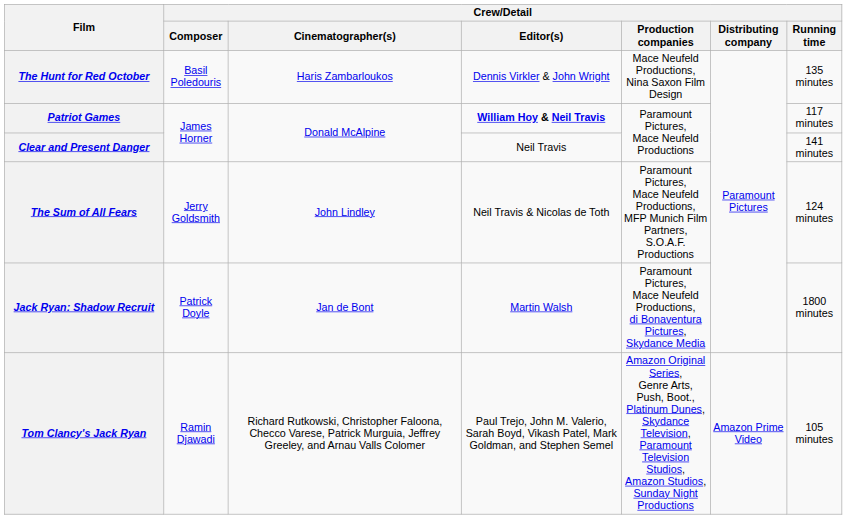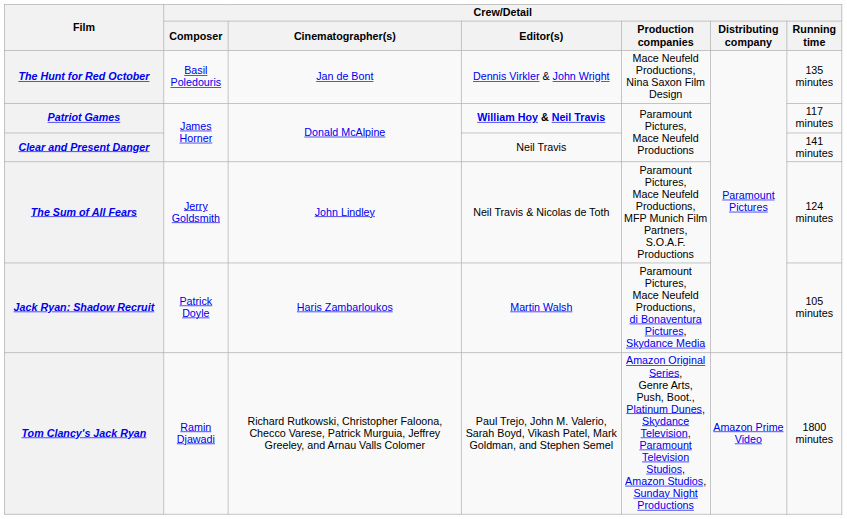(345, 77) Haris Zambarloukos -> (345, 77) Jan de Bont
(345, 307) Jan de Bont -> (345, 307) Haris Zambarloukos
(814, 307) 1800 minutes -> (814, 307) 105 minutes
(814, 433) 105 minutes -> (814, 433) 1800 minutes
